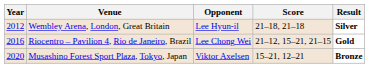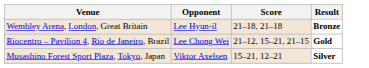- column: (15, 12)
(346, 26) Silver -> (327, 26) Bronze
(349, 56) Bronze -> (324, 56) Silver
